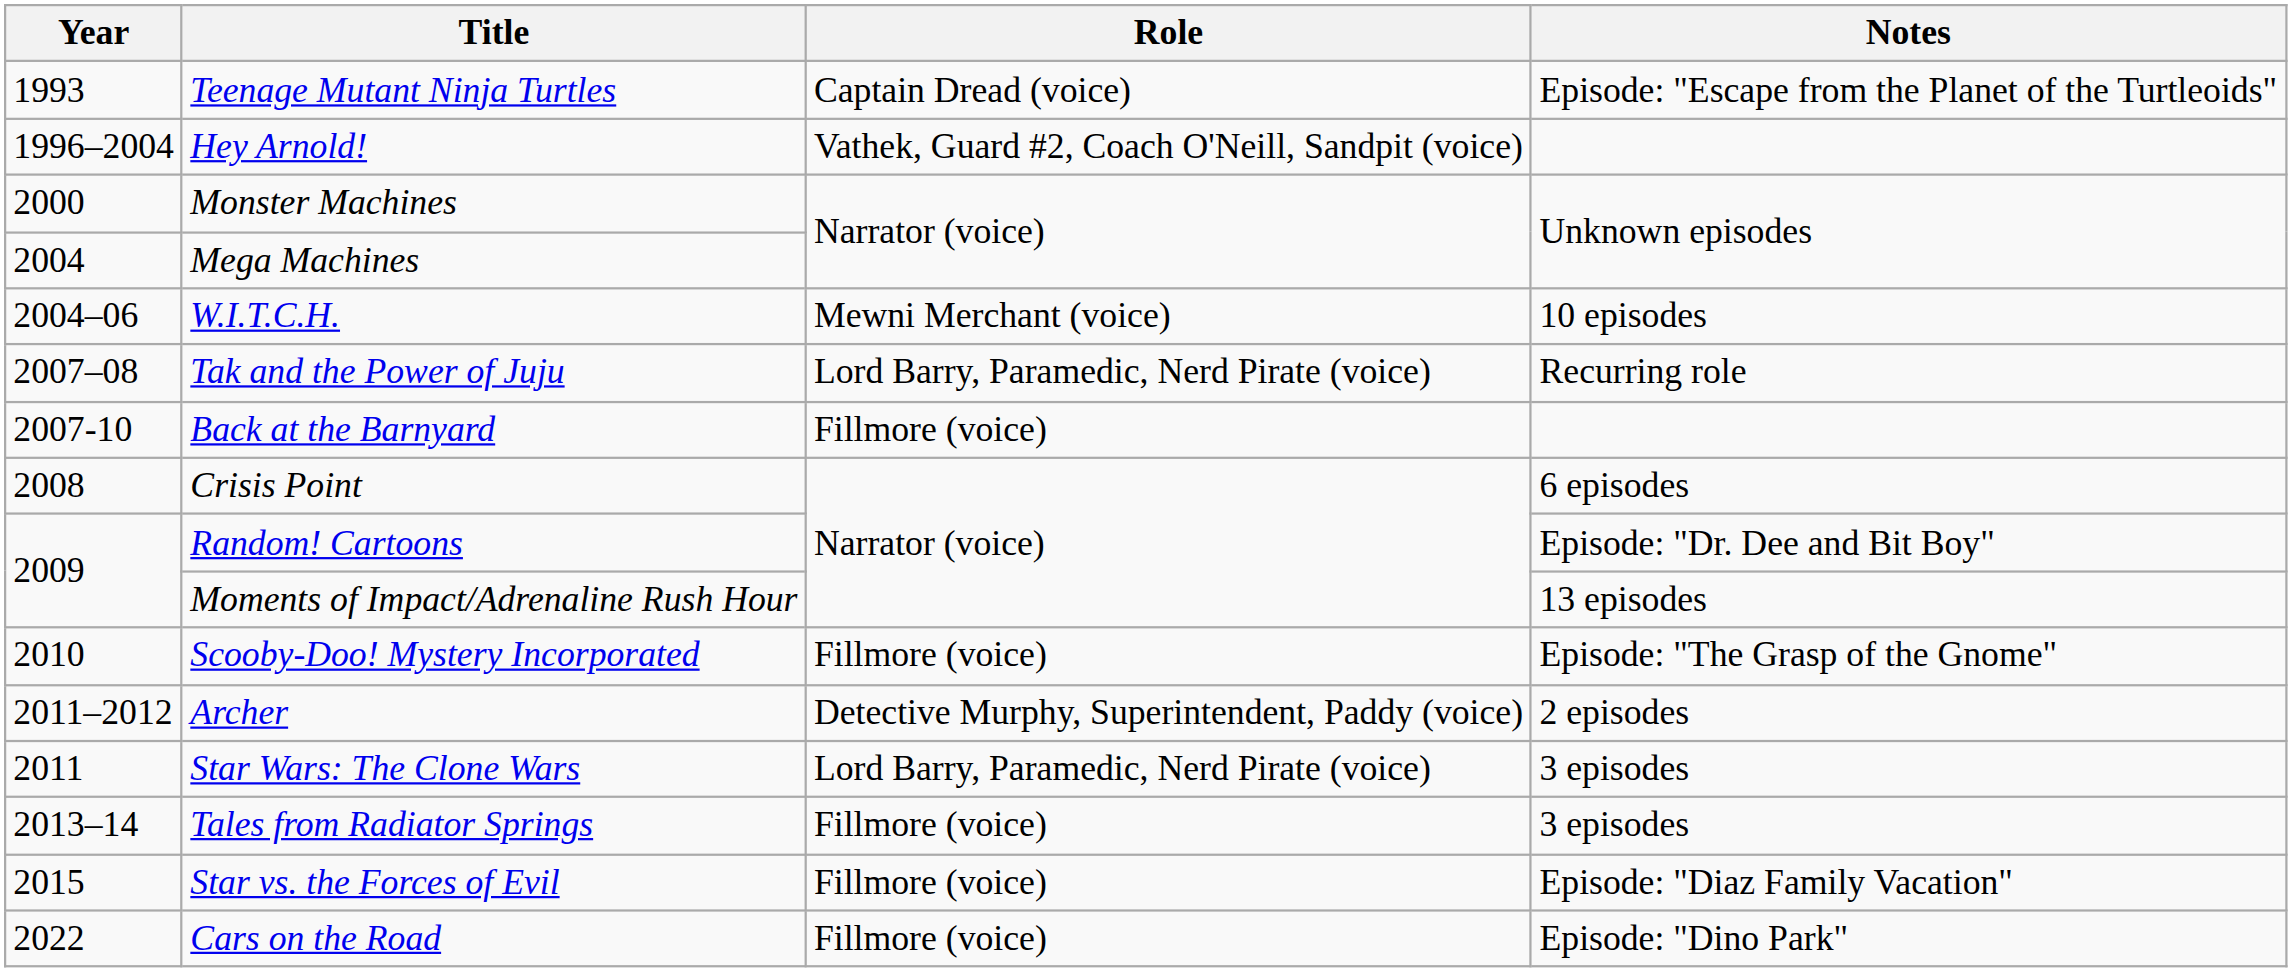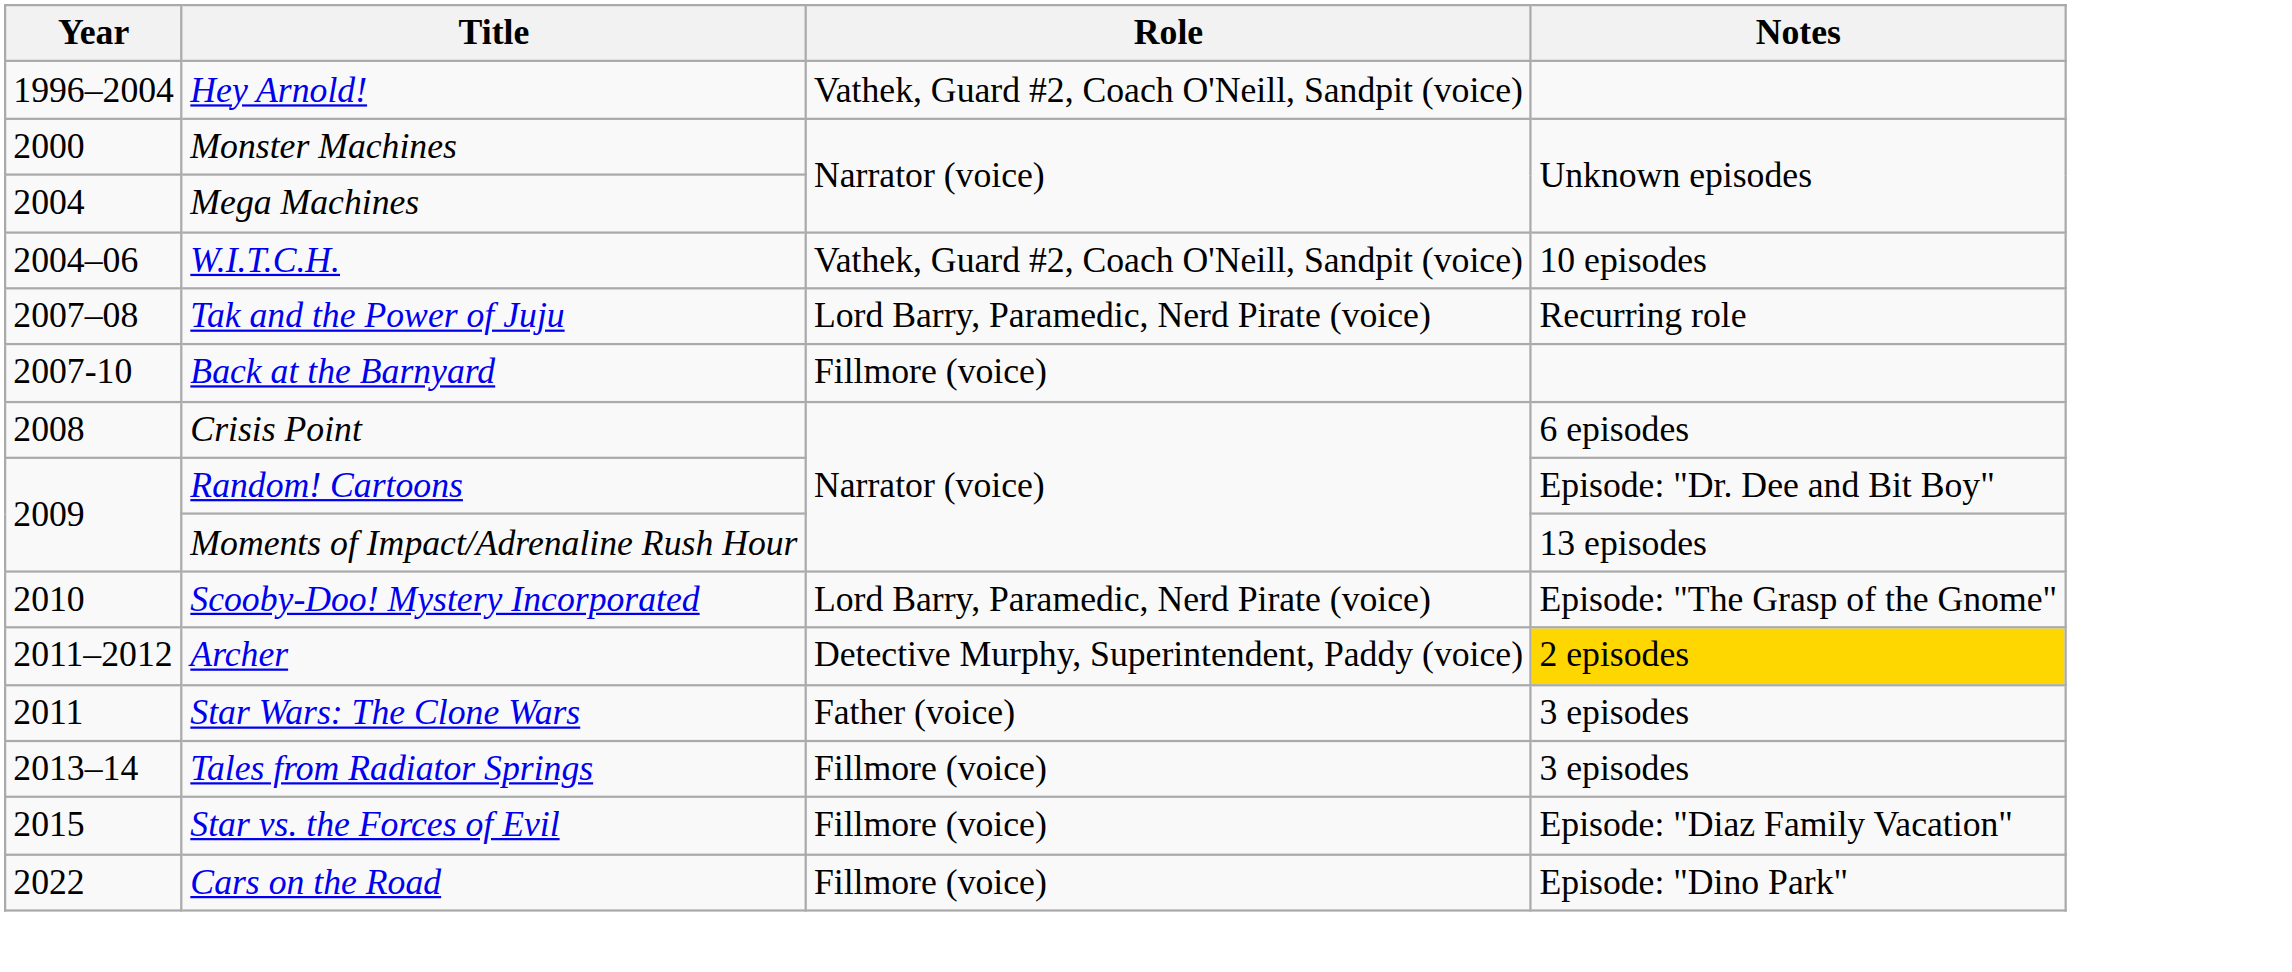- row: (403, 89)
(992, 315) Mewni Merchant (voice) -> (1168, 259) Vathek, Guard #2, Coach O'Neill, Sandpit (voice)
(930, 655) Fillmore (voice) -> (1122, 598) Lord Barry, Paramedic, Nerd Pirate (voice)
(1614, 711) no background -> (1614, 655) gold background
(1122, 768) Lord Barry, Paramedic, Nerd Pirate (voice) -> (915, 711) Father (voice)
